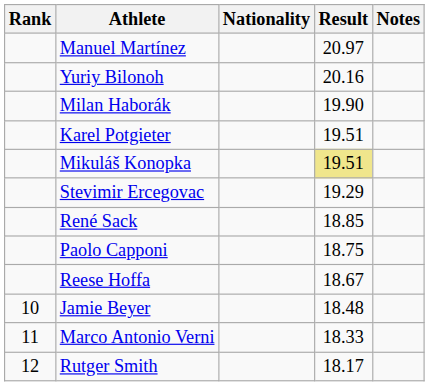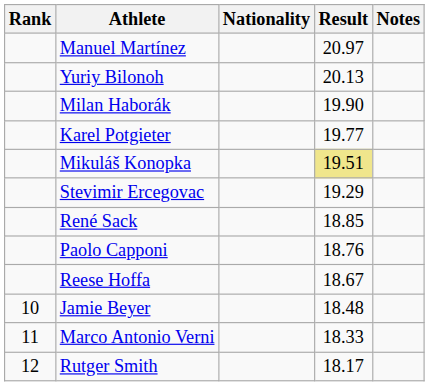(343, 76) 20.16 -> (343, 76) 20.13
(343, 134) 19.51 -> (343, 134) 19.77
(343, 250) 18.75 -> (343, 250) 18.76
